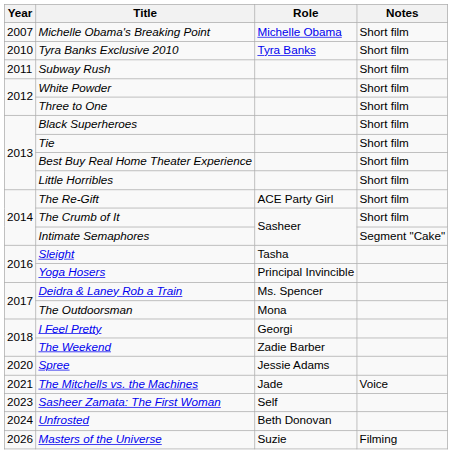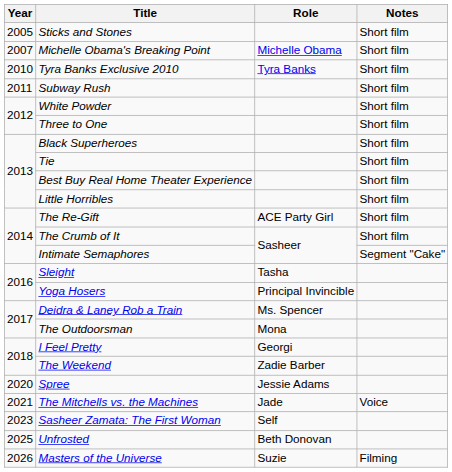+ row: (85, 32)
(20, 421) 2024 -> (20, 439) 2025
